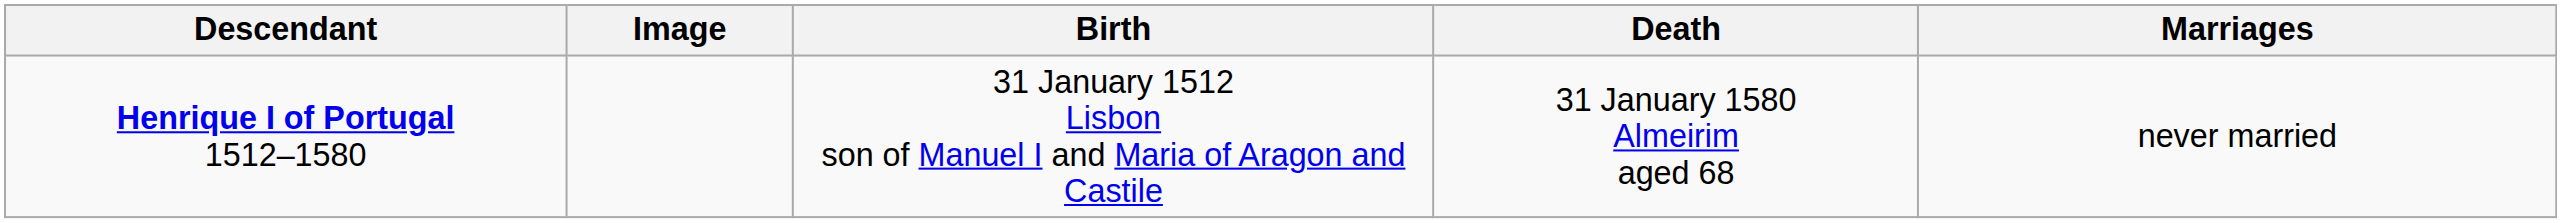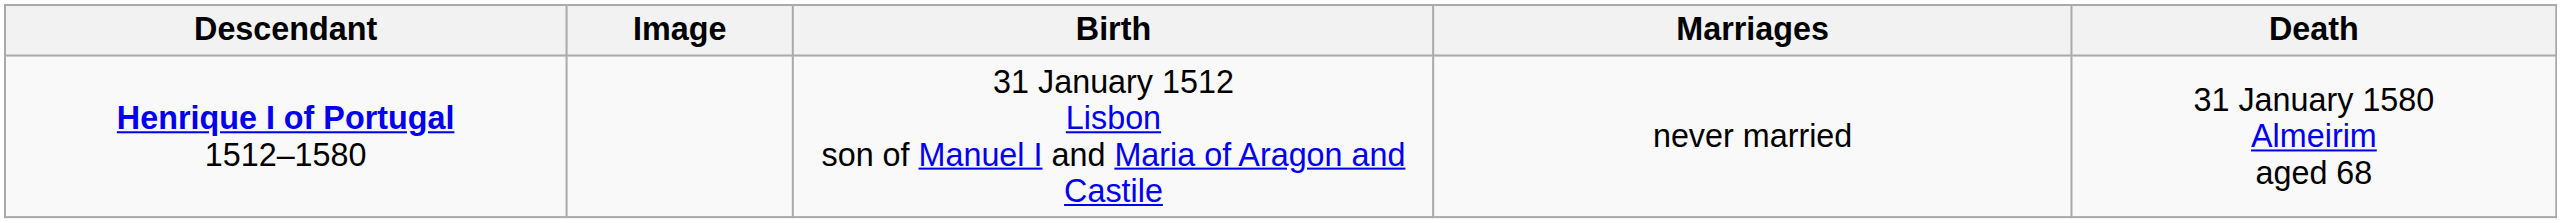columns swapped: (2237, 30) <-> (1676, 30)
